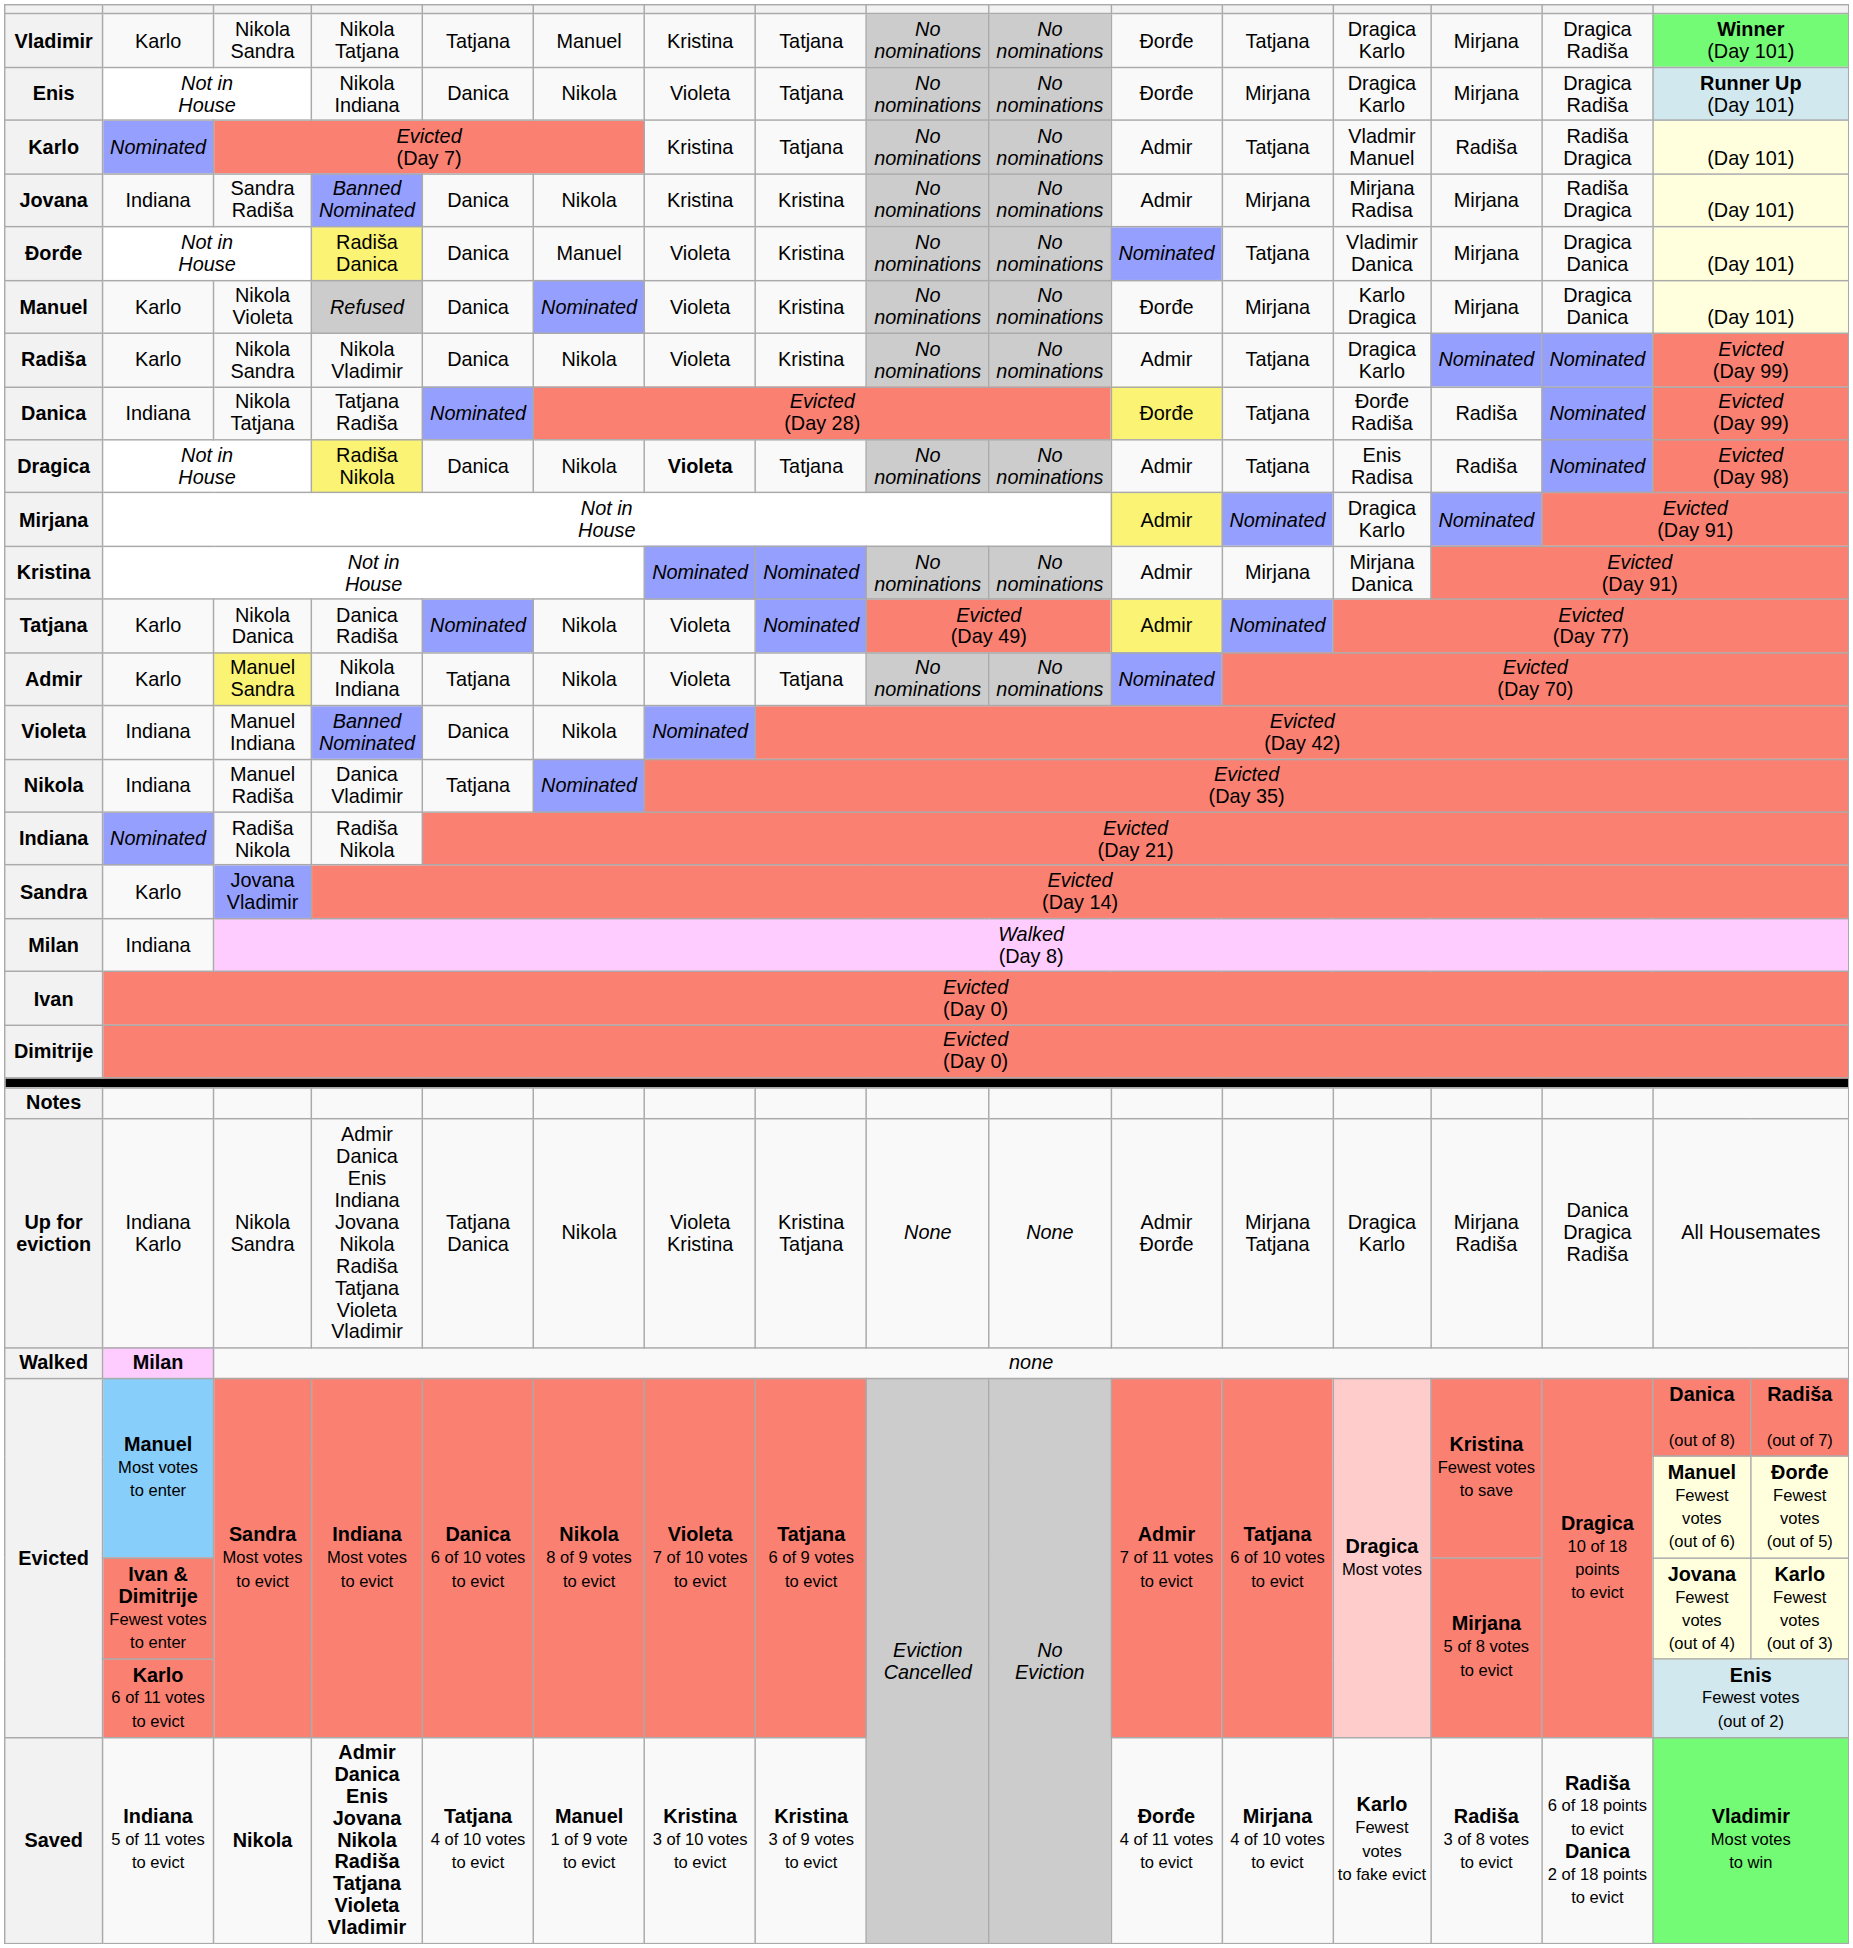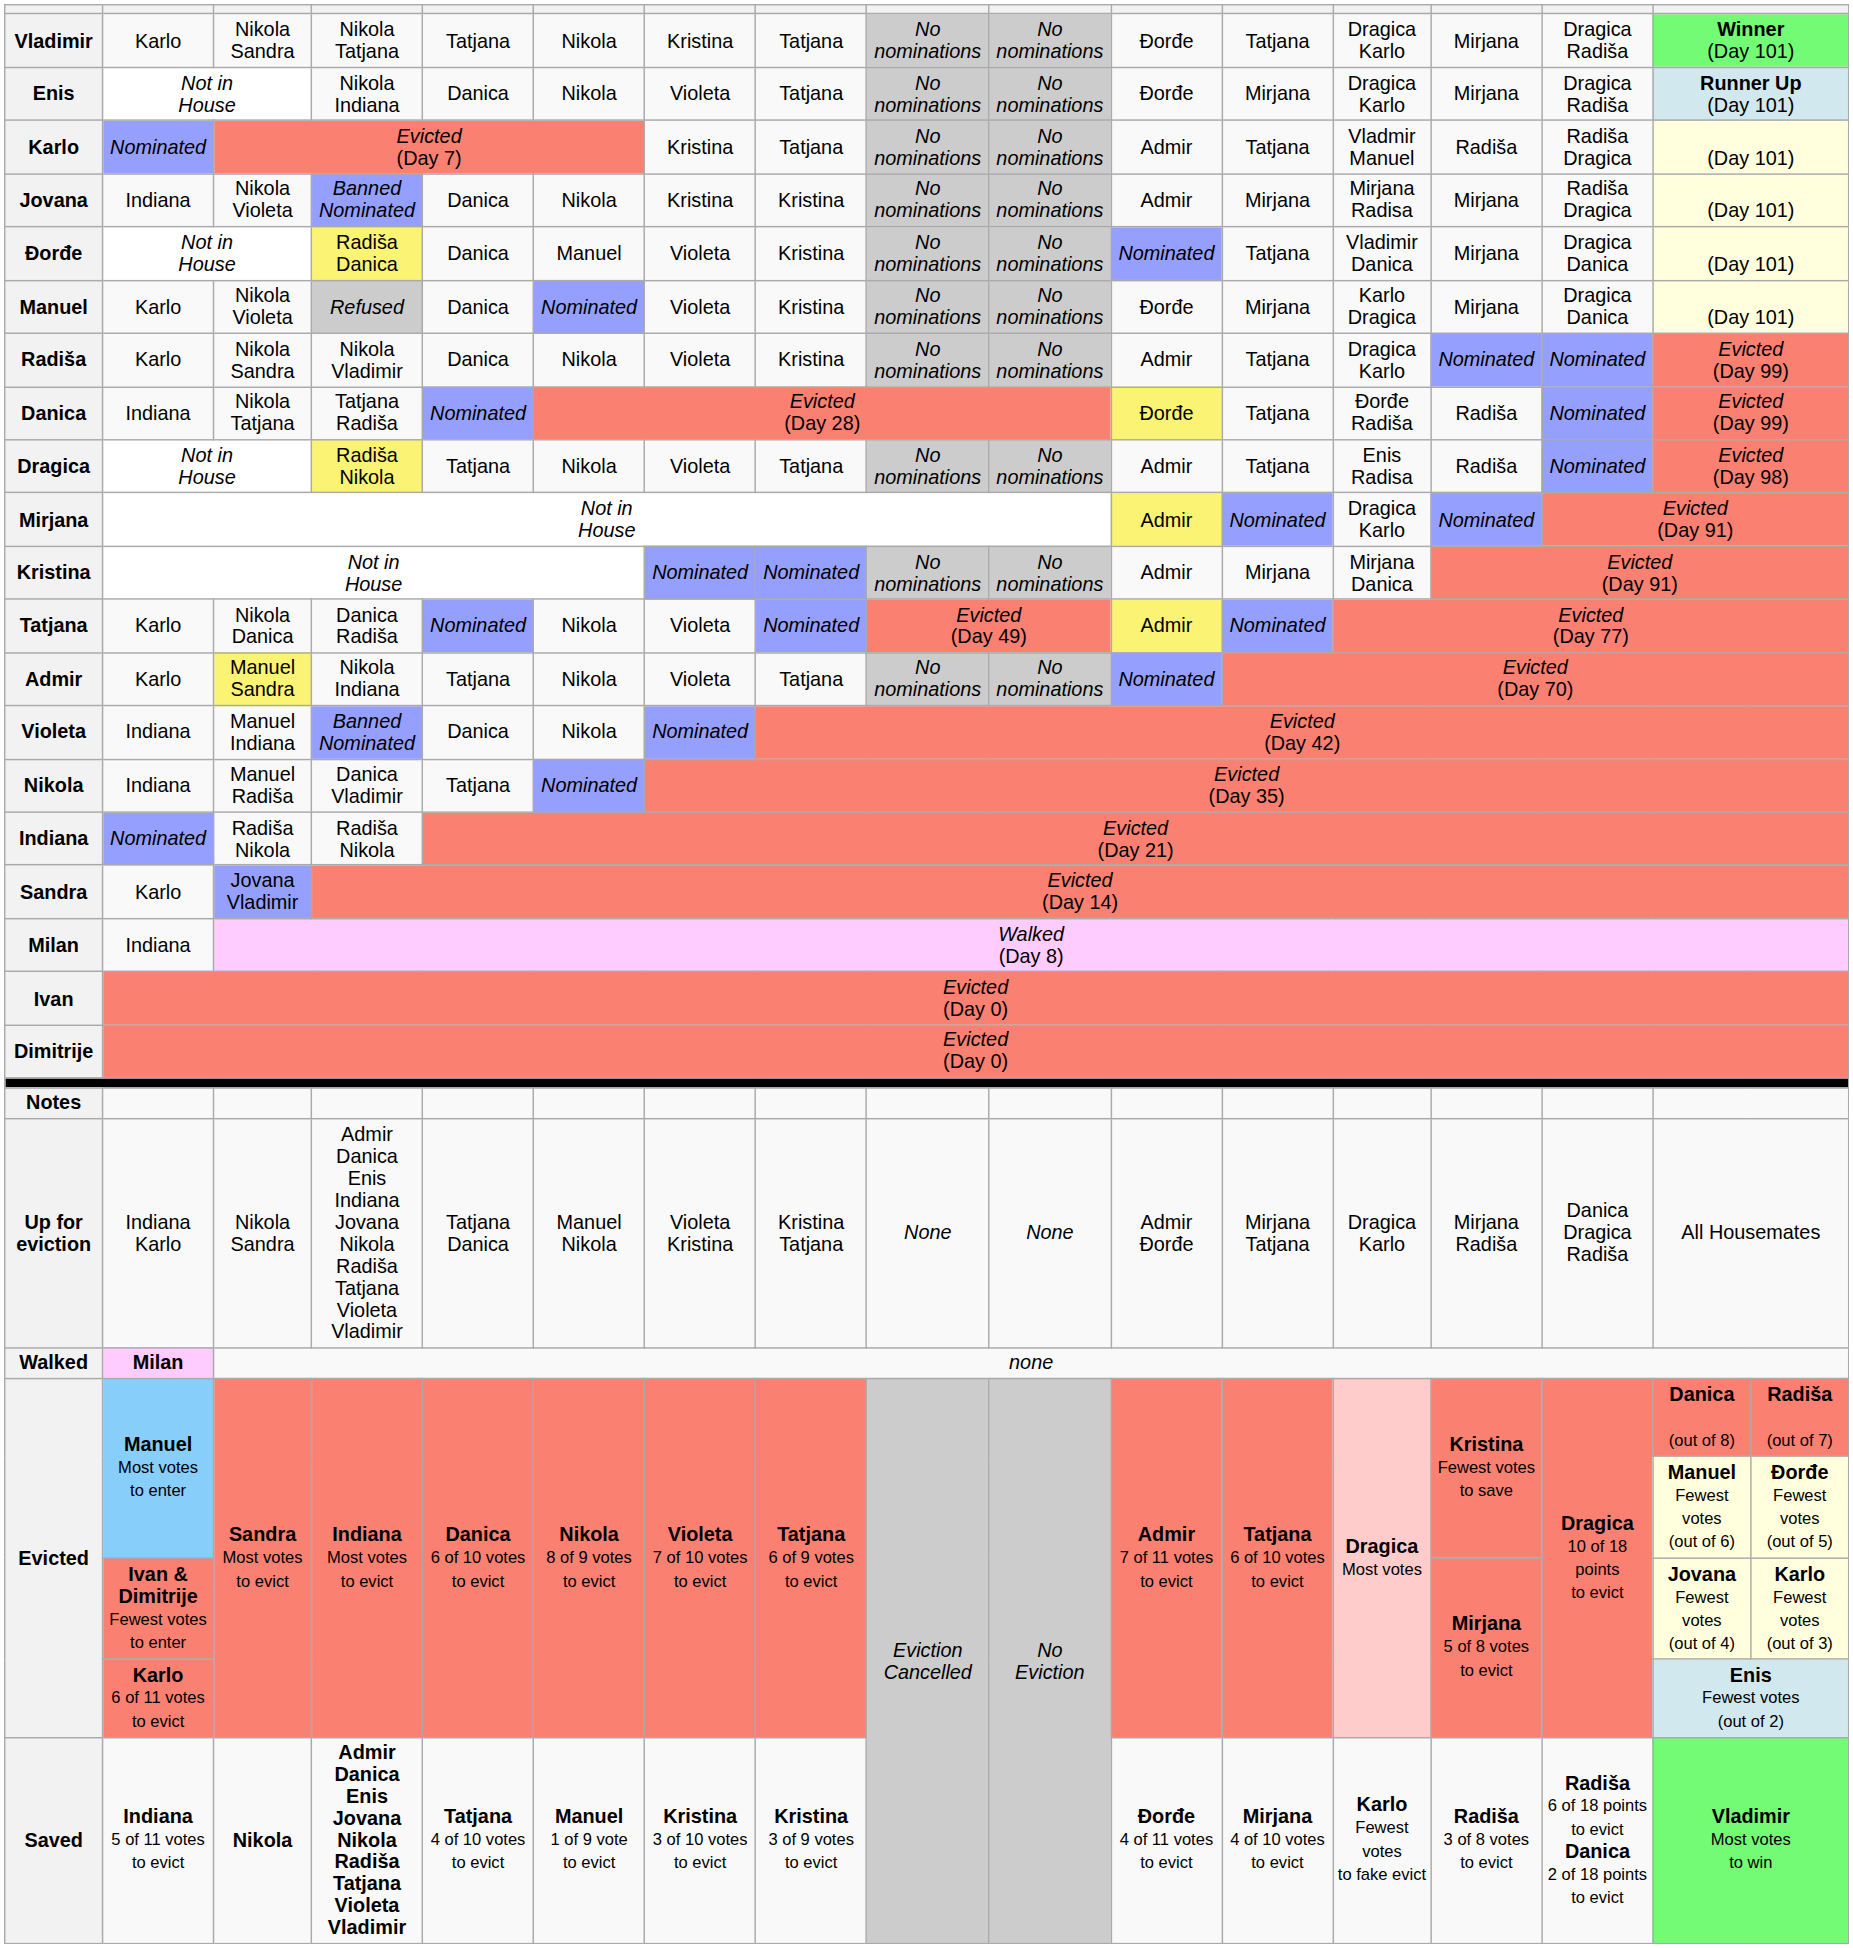(589, 40) Manuel -> (589, 40) Nikola
(263, 200) Sandra Radiša -> (263, 200) Nikola Violeta
(478, 466) Danica -> (478, 466) Tatjana
(700, 466) bold -> (700, 466) normal
(589, 1233) Nikola -> (589, 1233) Manuel Nikola
